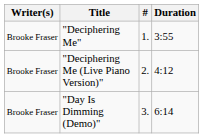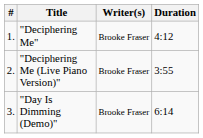columns swapped: (145, 13) <-> (32, 13)
(164, 36) 3:55 -> (164, 36) 4:12
(164, 71) 4:12 -> (164, 71) 3:55
